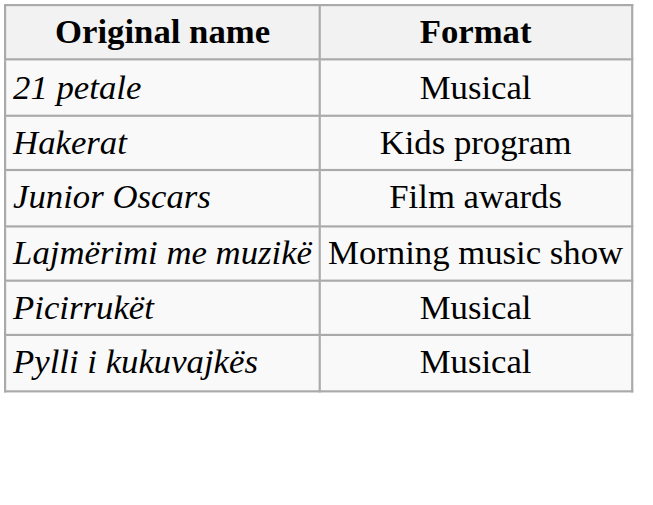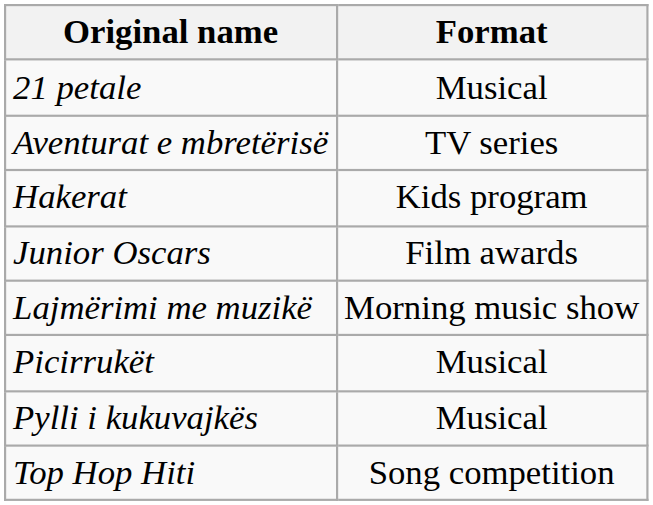+ row: (171, 142)
+ row: (104, 472)
